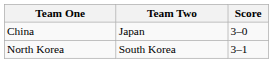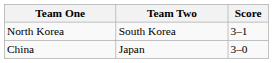rows swapped: (36, 49) <-> (21, 31)
